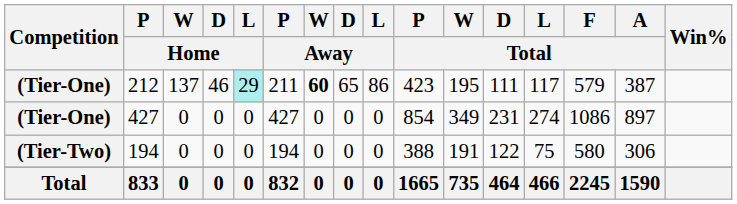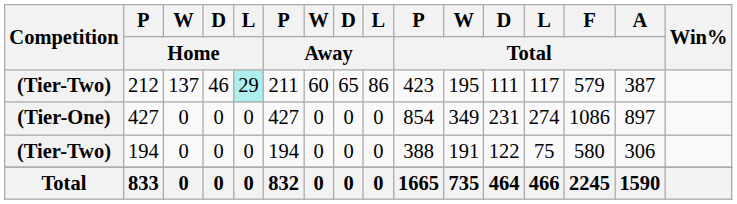(64, 85) (Tier-One) -> (64, 85) (Tier-Two)
(319, 85) bold -> (319, 85) normal
